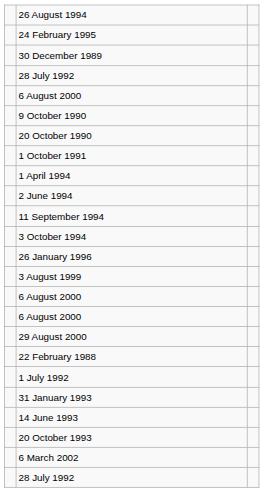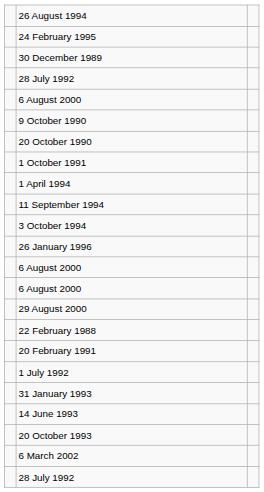- row: (10, 196)
- row: (10, 276)
+ row: (10, 351)
